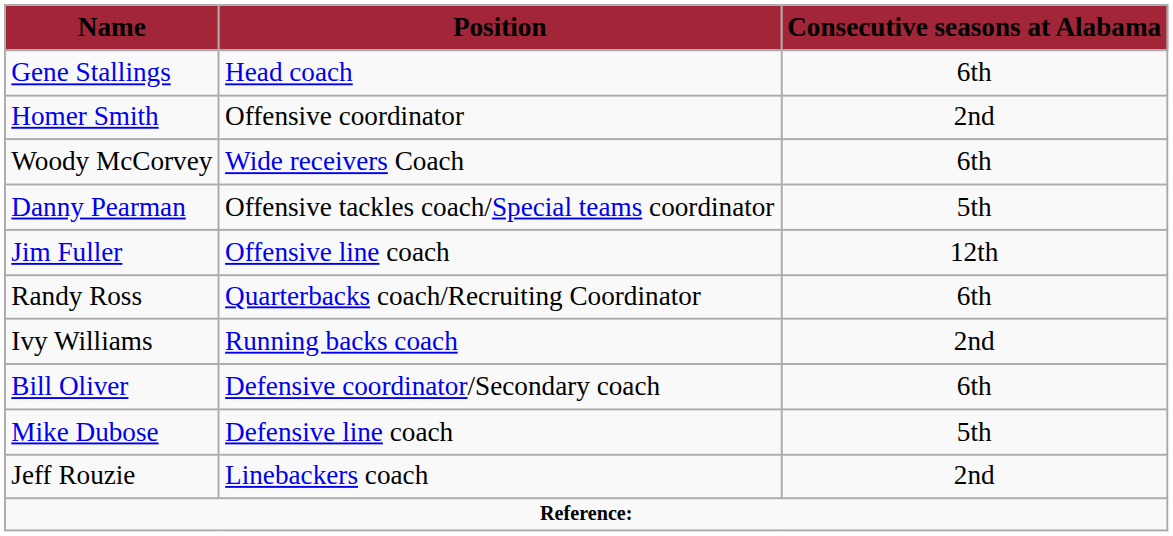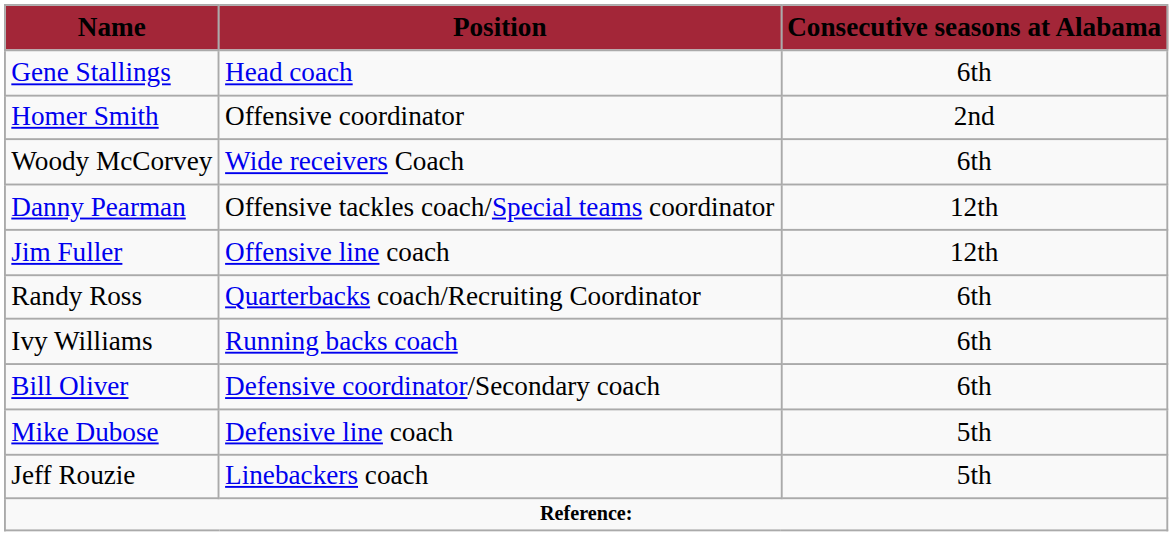(974, 206) 5th -> (974, 206) 12th
(974, 341) 2nd -> (974, 341) 6th
(974, 476) 2nd -> (974, 476) 5th
